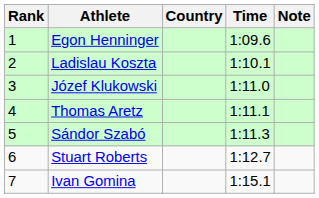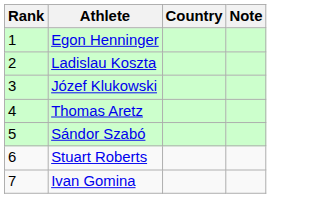- column: (250, 16)
